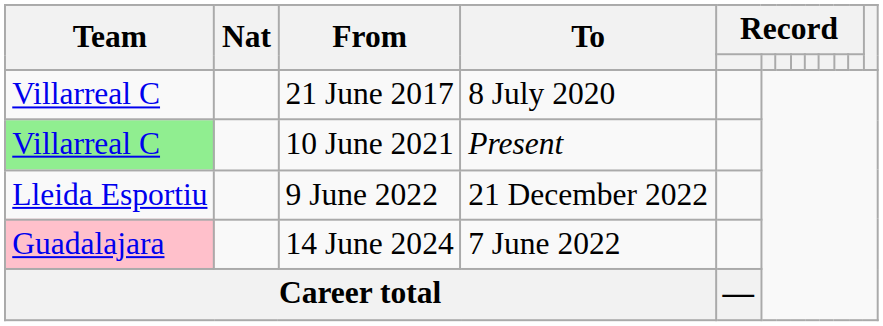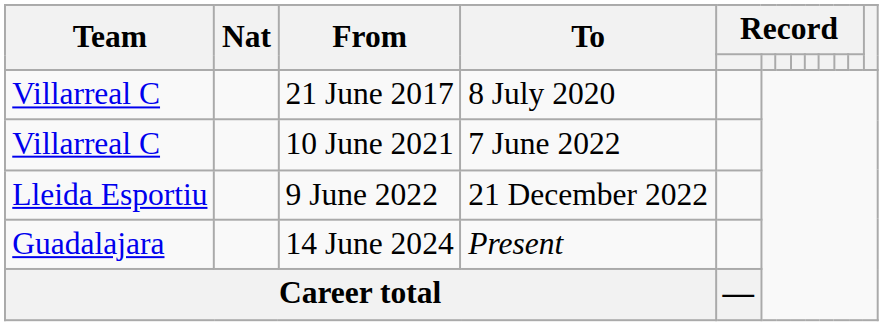(86, 144) lightgreen background -> (86, 144) no background
(516, 144) Present -> (544, 144) 7 June 2022
(88, 243) pink background -> (88, 243) no background
(544, 243) 7 June 2022 -> (516, 243) Present
